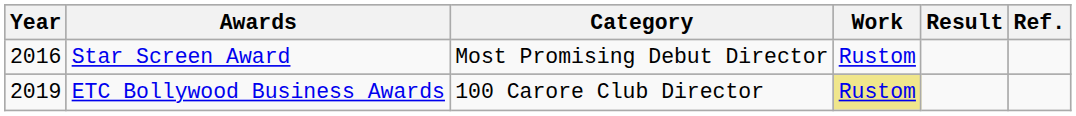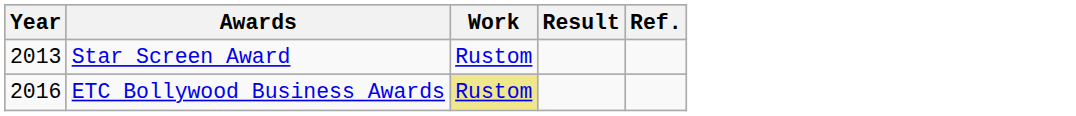- column: (642, 22)
(36, 57) 2016 -> (36, 57) 2013
(36, 92) 2019 -> (36, 92) 2016
